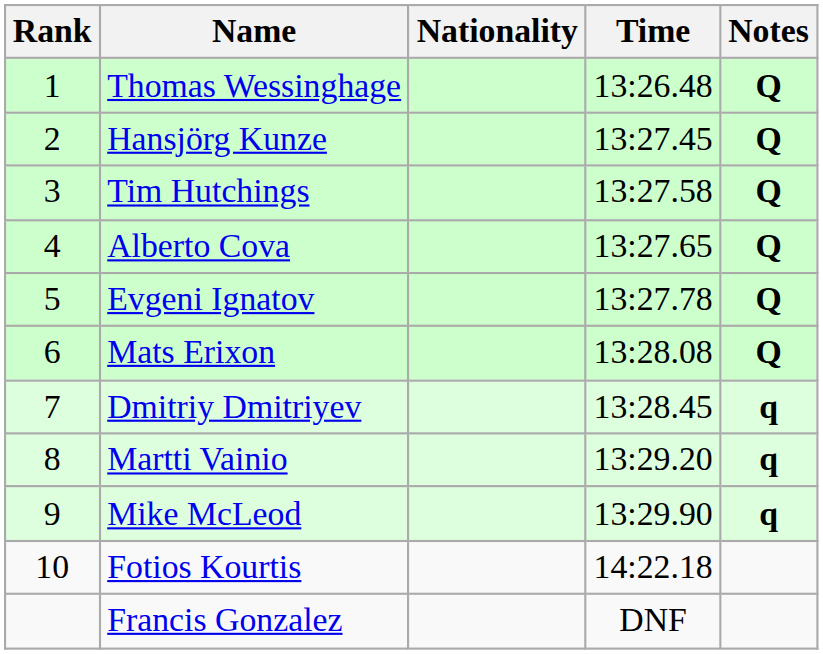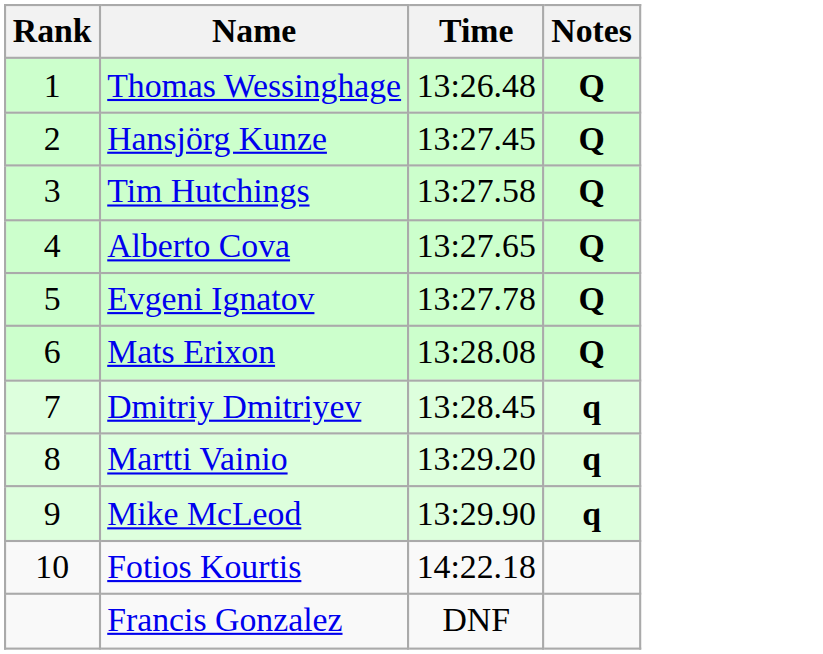- column: (497, 31)
